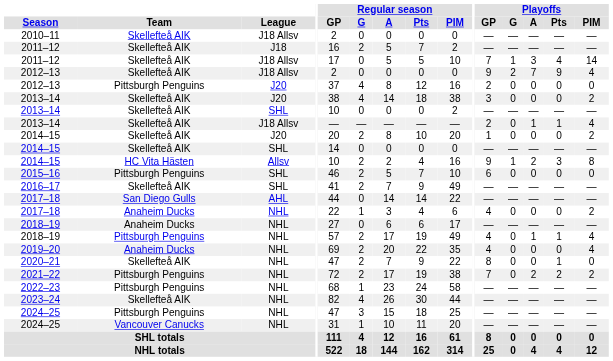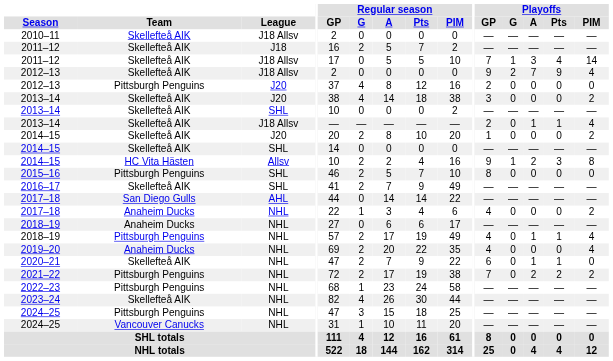(489, 174) 6 -> (489, 174) 8
(489, 262) 8 -> (489, 262) 6
(534, 262) 0 -> (534, 262) 1
